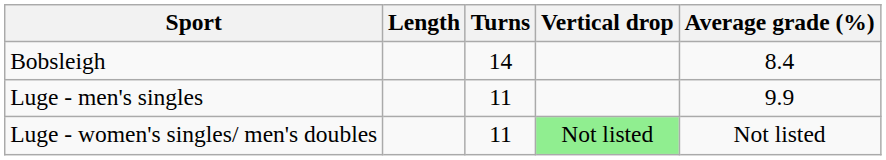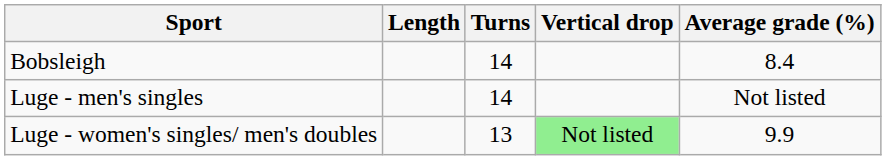(500, 97) 11 -> (500, 97) 14
(780, 97) 9.9 -> (780, 97) Not listed
(500, 135) 11 -> (500, 135) 13
(780, 135) Not listed -> (780, 135) 9.9
